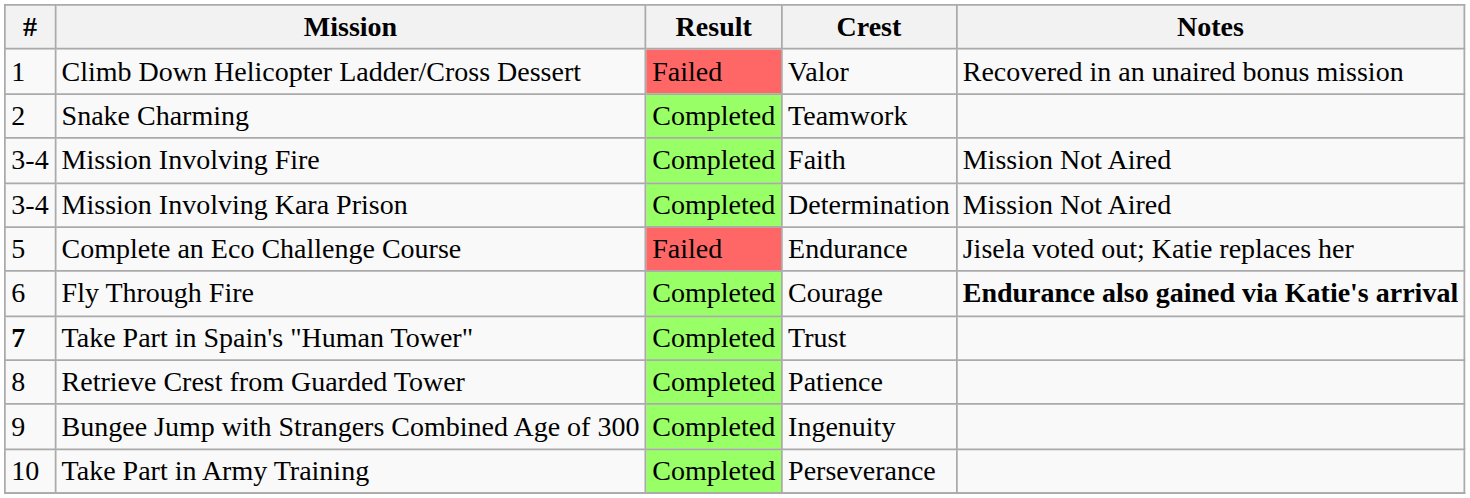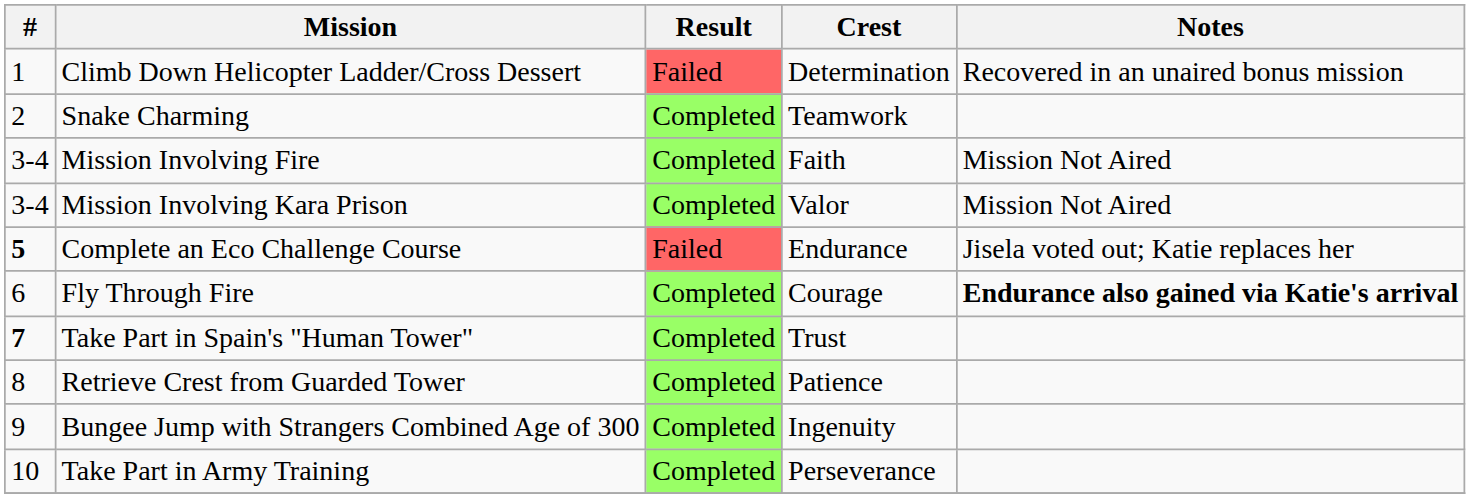(818, 71) Valor -> (869, 71) Determination
(869, 204) Determination -> (818, 204) Valor
(18, 248) normal -> (18, 248) bold
